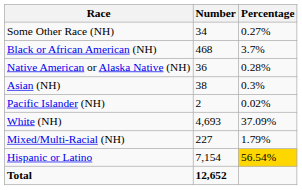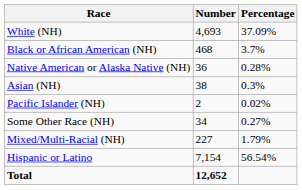rows swapped: (34, 121) <-> (60, 31)
(259, 157) gold background -> (259, 157) no background
